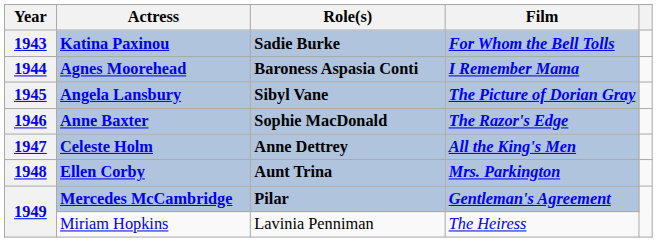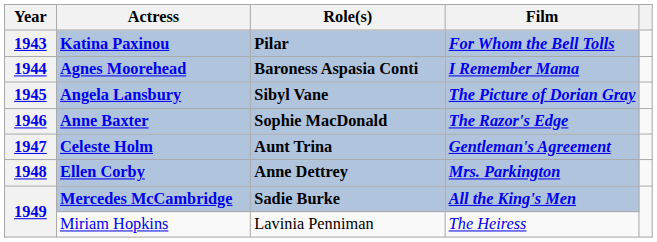(297, 43) Sadie Burke -> (272, 43) Pilar
(301, 146) Anne Dettrey -> (293, 146) Aunt Trina
(512, 146) All the King's Men -> (530, 146) Gentleman's Agreement
(293, 172) Aunt Trina -> (301, 172) Anne Dettrey
(272, 198) Pilar -> (297, 198) Sadie Burke
(530, 198) Gentleman's Agreement -> (512, 198) All the King's Men
